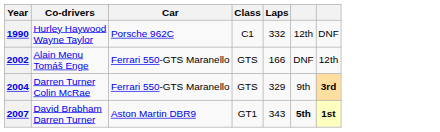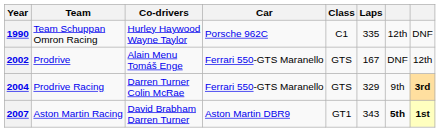+ column: (78, 13)
(277, 34) 332 -> (371, 34) 335
(277, 61) 166 -> (371, 61) 167
